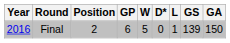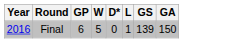- column: (94, 12)
